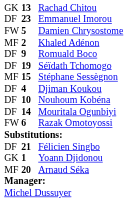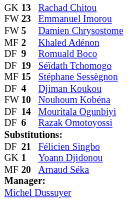(10, 19) DF -> (12, 19) FW
(10, 100) DF -> (12, 100) FW
(12, 123) FW -> (10, 123) DF
